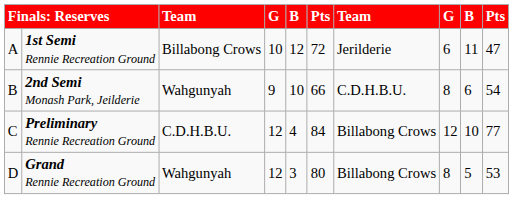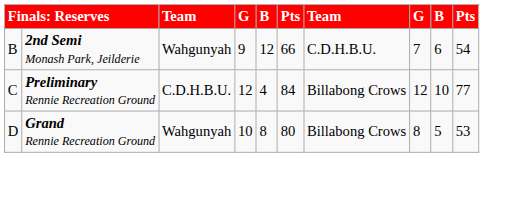- row: (90, 49)
(297, 90) 10 -> (267, 49) 12
(447, 90) 8 -> (417, 49) 7
(275, 173) 12 -> (245, 132) 10
(293, 173) 3 -> (263, 132) 8
